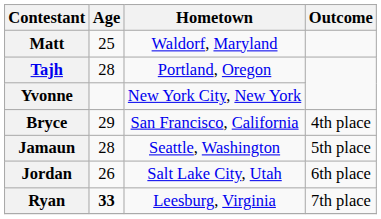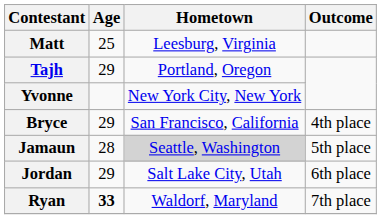(215, 43) Waldorf, Maryland -> (215, 43) Leesburg, Virginia
(107, 69) 28 -> (107, 69) 29
(215, 148) no background -> (215, 148) lightgrey background
(107, 174) 26 -> (107, 174) 29
(215, 200) Leesburg, Virginia -> (215, 200) Waldorf, Maryland
